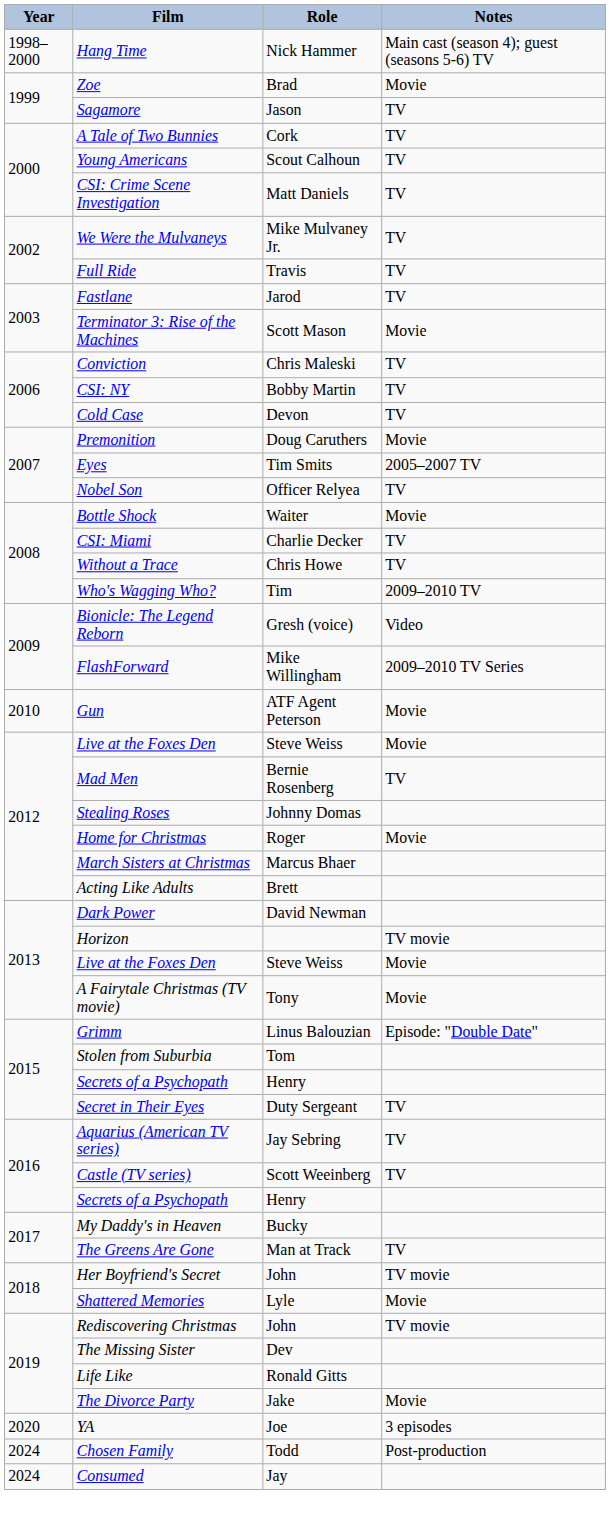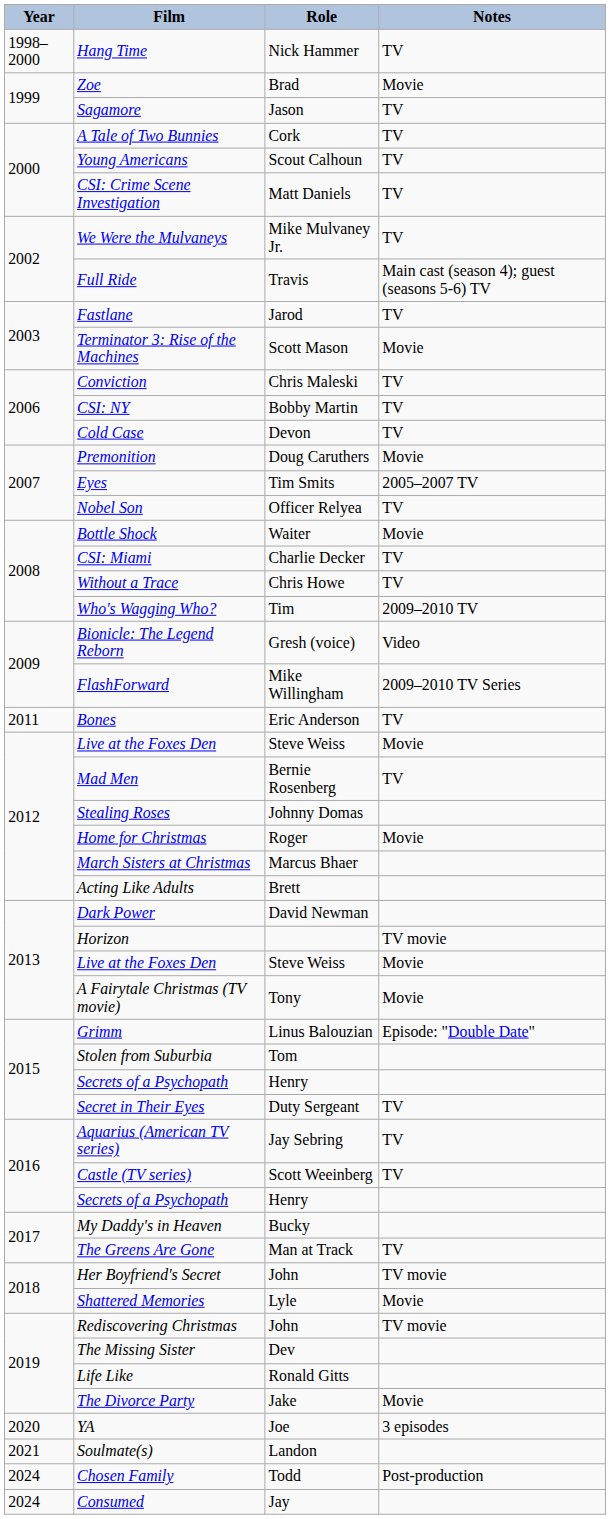(471, 51) Main cast (season 4); guest (seasons 5-6) TV -> (393, 51) TV
(396, 271) TV -> (468, 280) Main cast (season 4); guest (seasons 5-6) TV
- row: (24, 710)
+ row: (24, 719)
+ row: (24, 1451)
